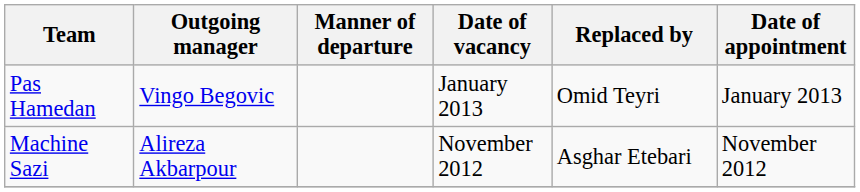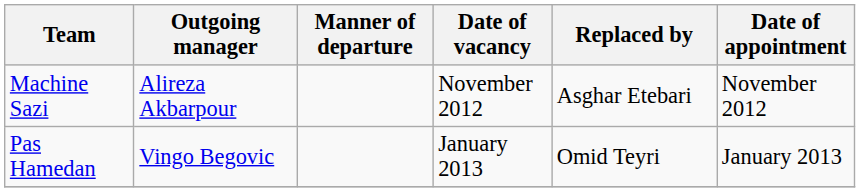rows swapped: (49, 156) <-> (53, 95)
